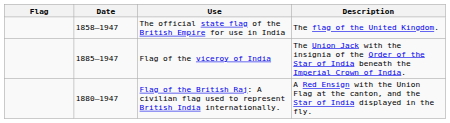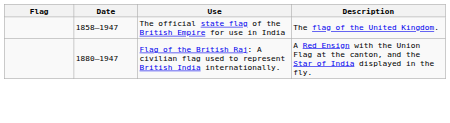- row: (205, 59)
